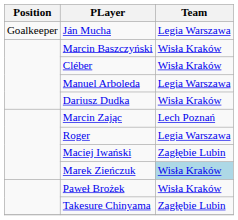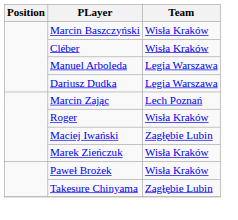- row: (87, 30)
(190, 100) Wisła Kraków -> (181, 83) Legia Warszawa
(194, 135) Legia Warszawa -> (177, 118) Wisła Kraków
(190, 170) lightblue background -> (177, 153) no background
